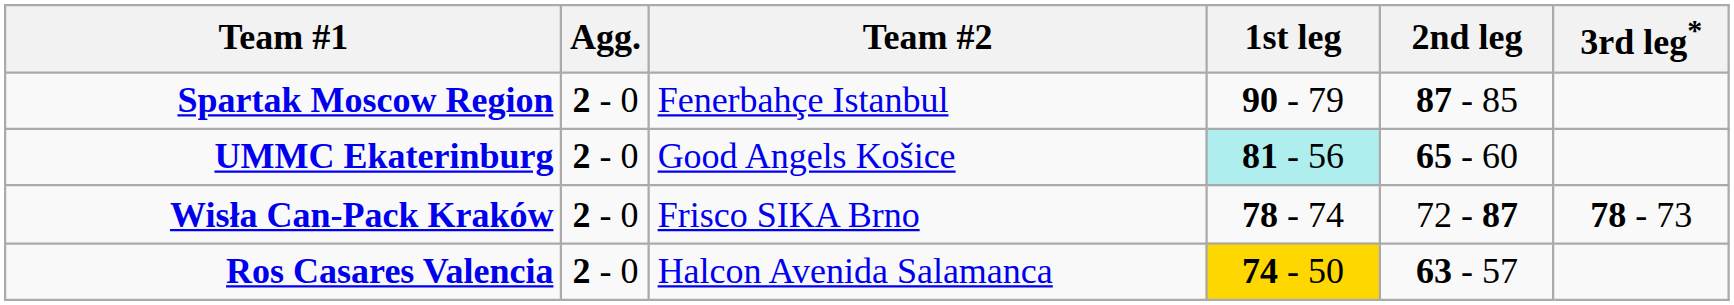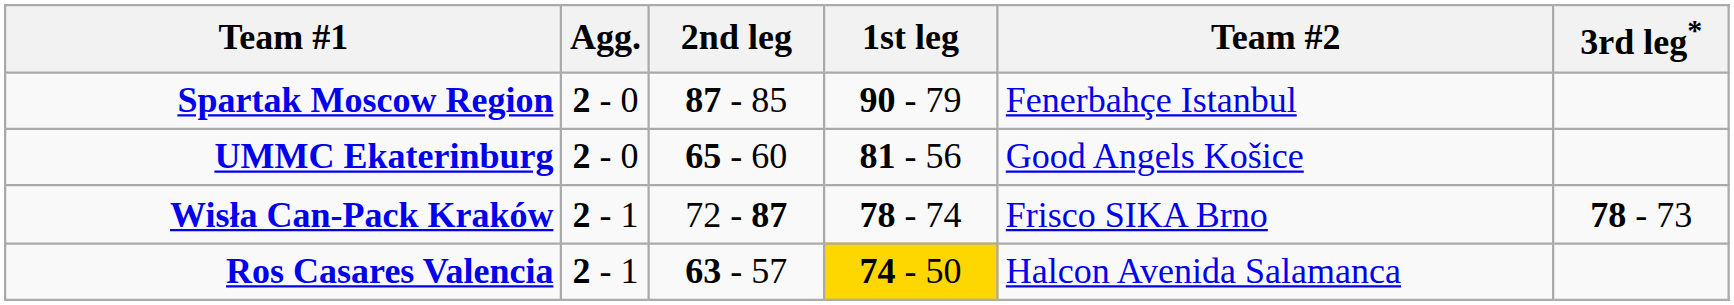columns swapped: (928, 37) <-> (1467, 37)
(1293, 156) paleturquoise background -> (910, 156) no background
(606, 214) 2 - 0 -> (606, 214) 2 - 1
(606, 271) 2 - 0 -> (606, 271) 2 - 1
